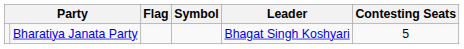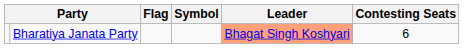(287, 33) no background -> (287, 33) lightsalmon background
(406, 33) 5 -> (406, 33) 6
